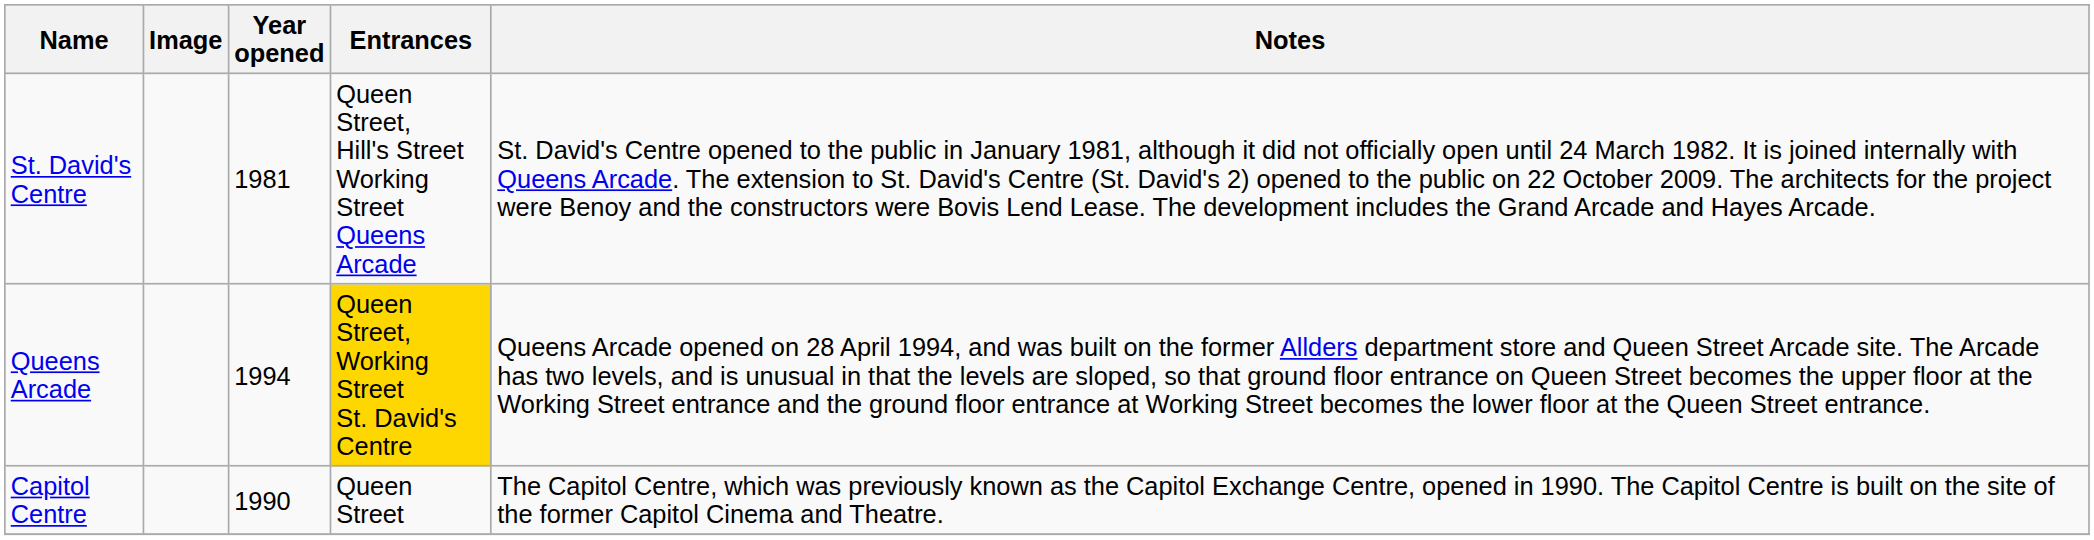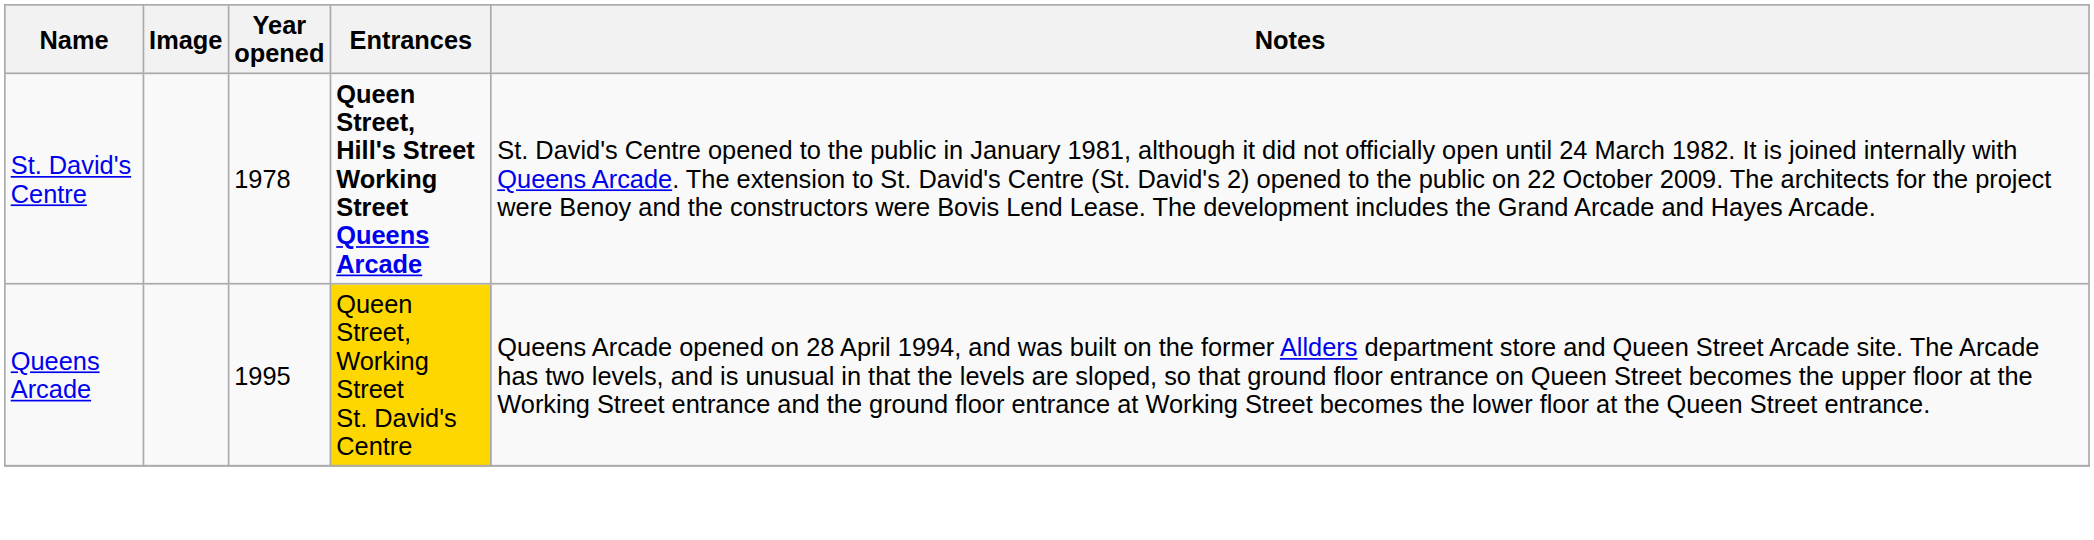(262, 179) 1981 -> (262, 179) 1978
(400, 179) normal -> (405, 179) bold
(262, 375) 1994 -> (262, 375) 1995
- row: (50, 501)
